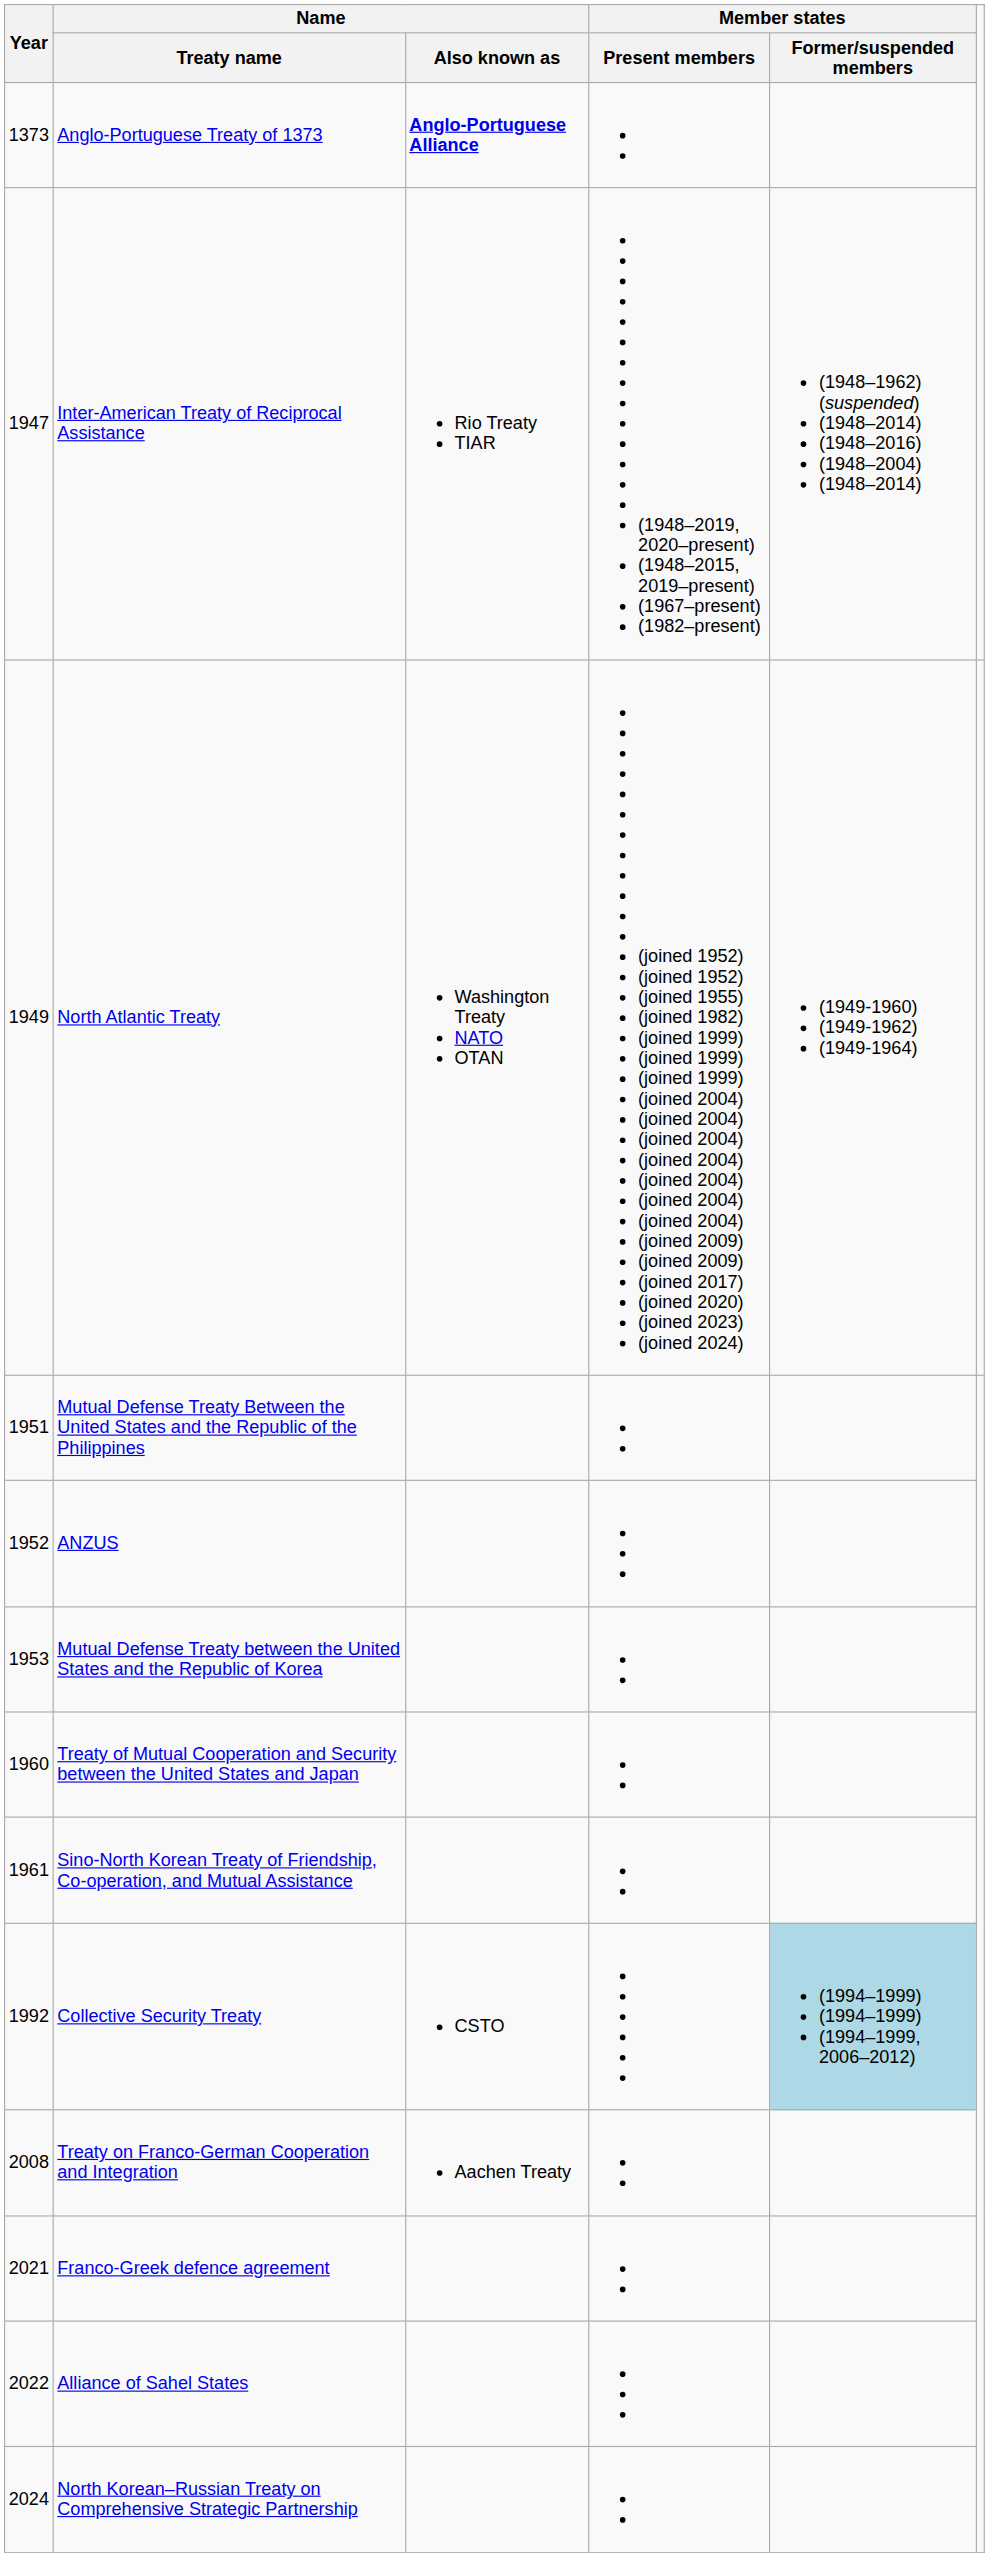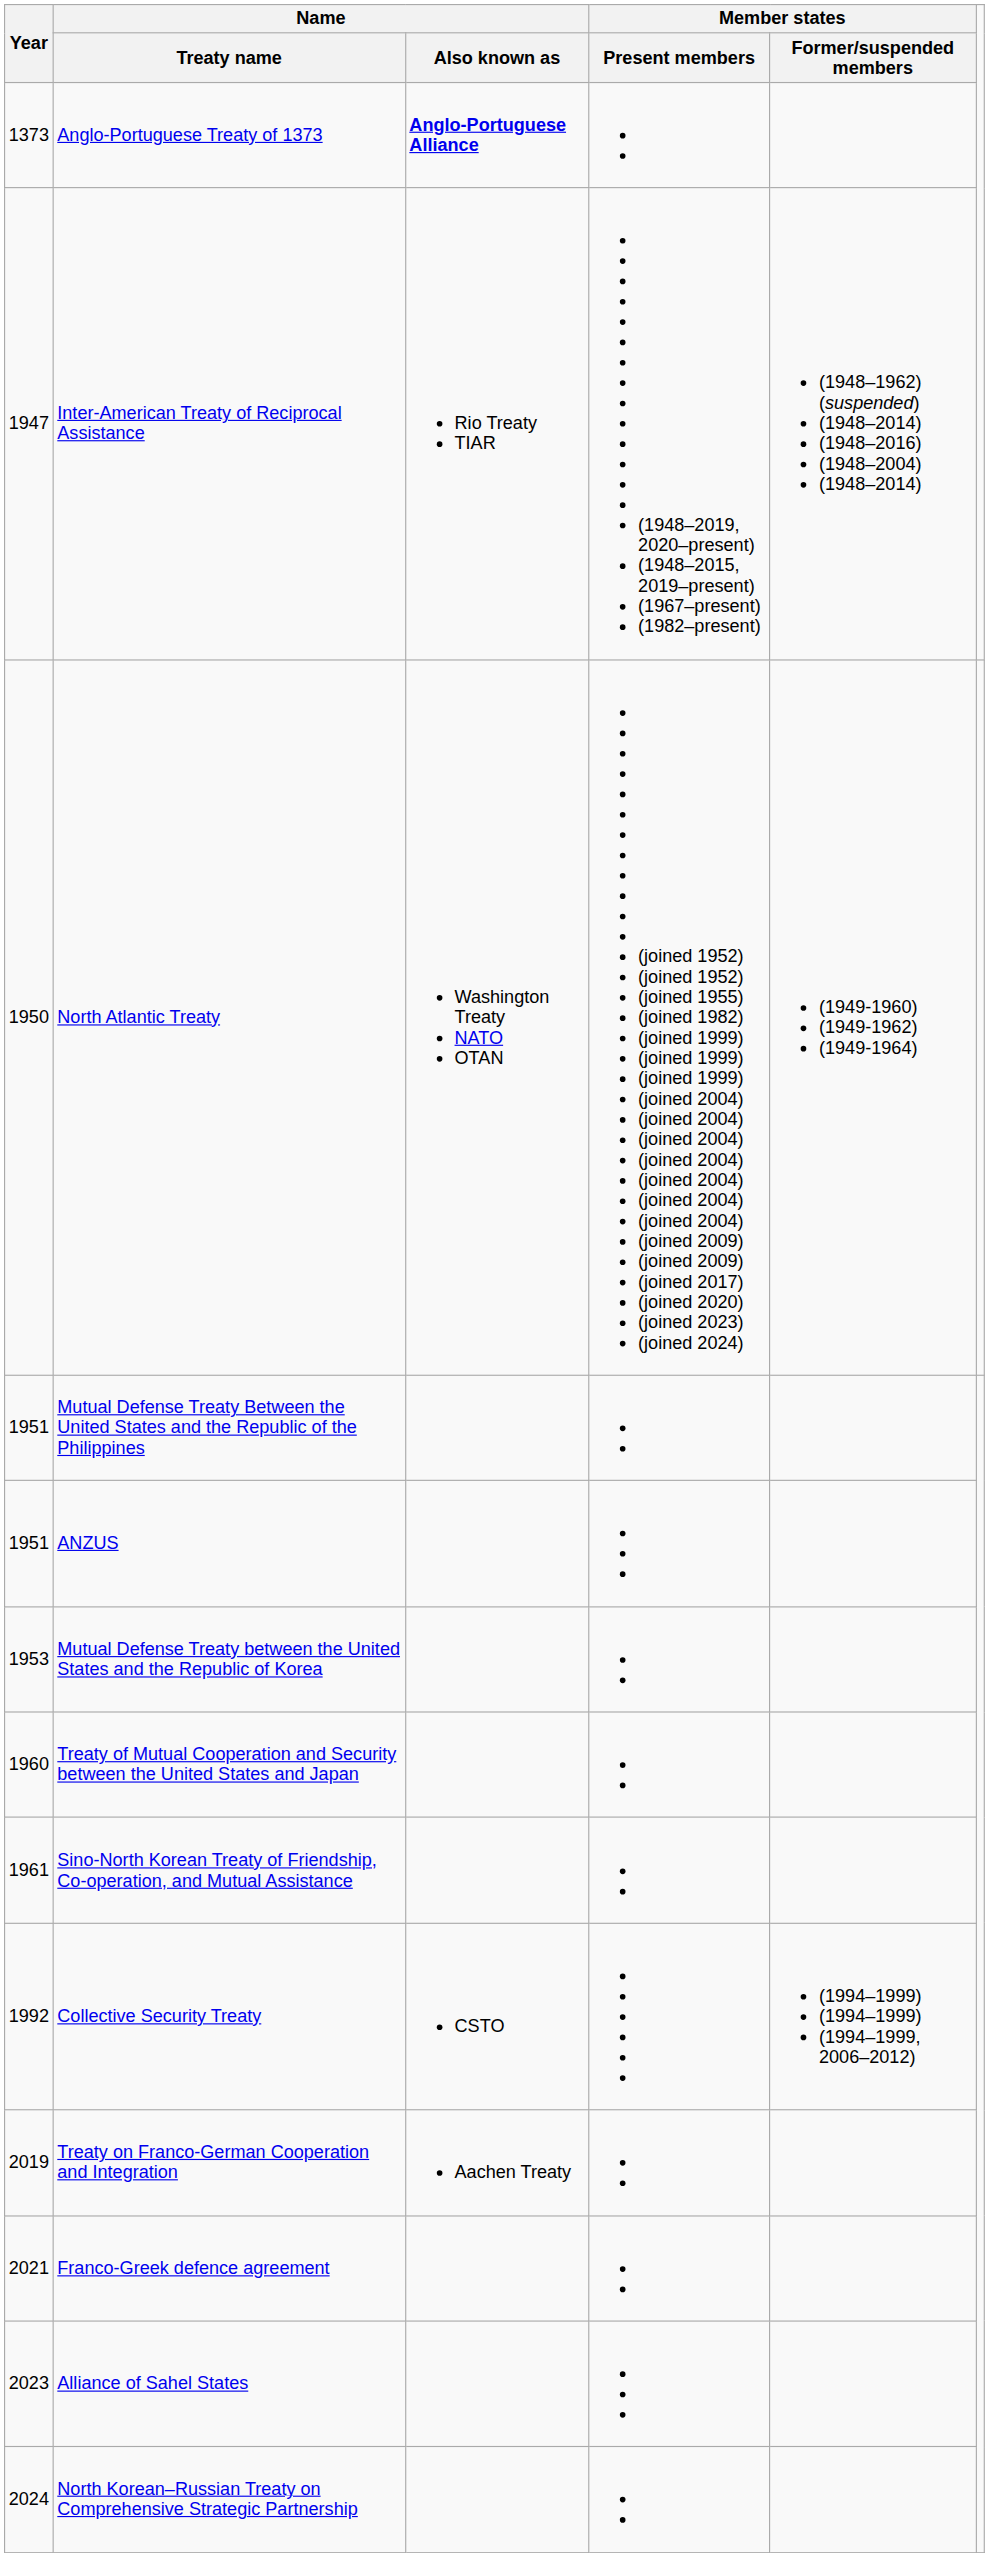(29, 1017) 1949 -> (29, 1017) 1950
(29, 1543) 1952 -> (29, 1543) 1951
(873, 2027) lightblue background -> (873, 2027) no background
(29, 2162) 2008 -> (29, 2162) 2019
(29, 2383) 2022 -> (29, 2383) 2023
